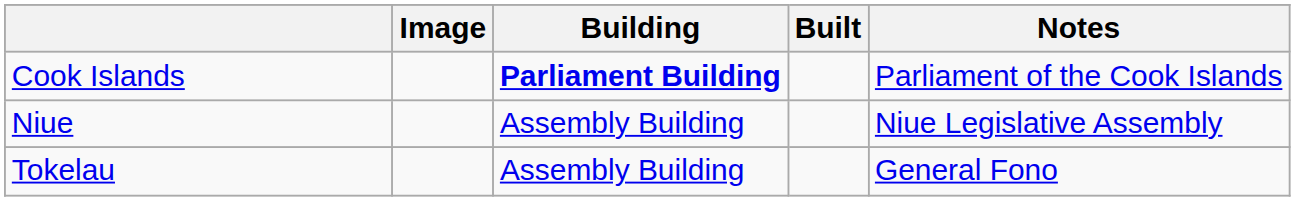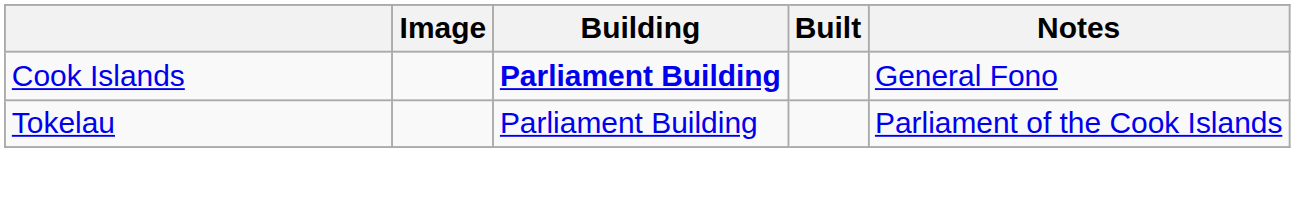(1079, 75) Parliament of the Cook Islands -> (966, 75) General Fono
- row: (43, 123)
(622, 170) Assembly Building -> (629, 123) Parliament Building
(966, 170) General Fono -> (1079, 123) Parliament of the Cook Islands
